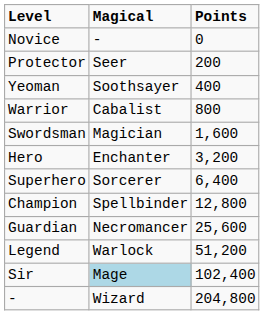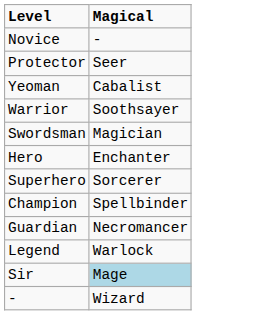- column: (221, 16)
(136, 87) Soothsayer -> (127, 87) Cabalist
(127, 110) Cabalist -> (136, 110) Soothsayer
